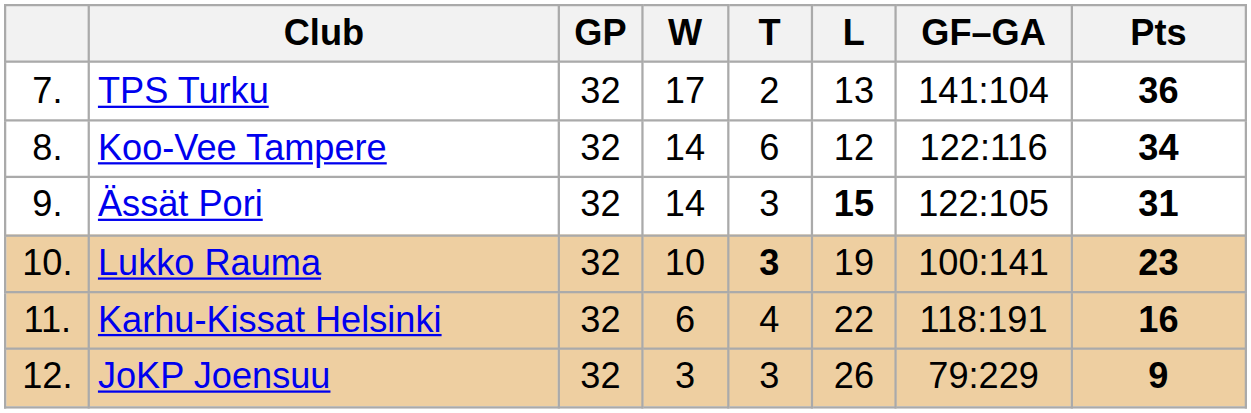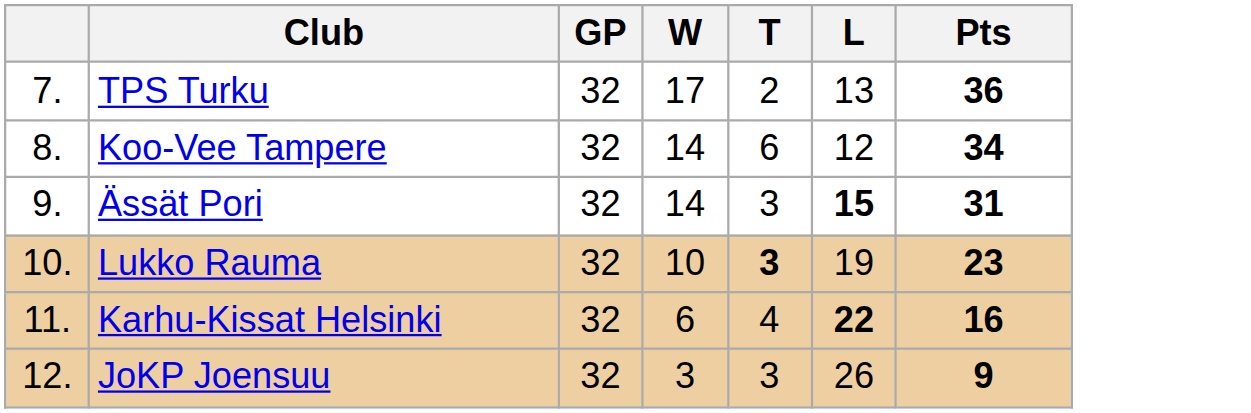- column: (984, 33)
(854, 319) normal -> (854, 319) bold
